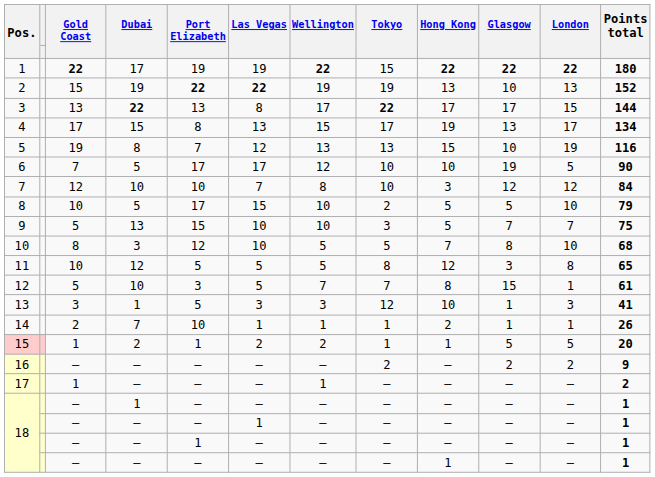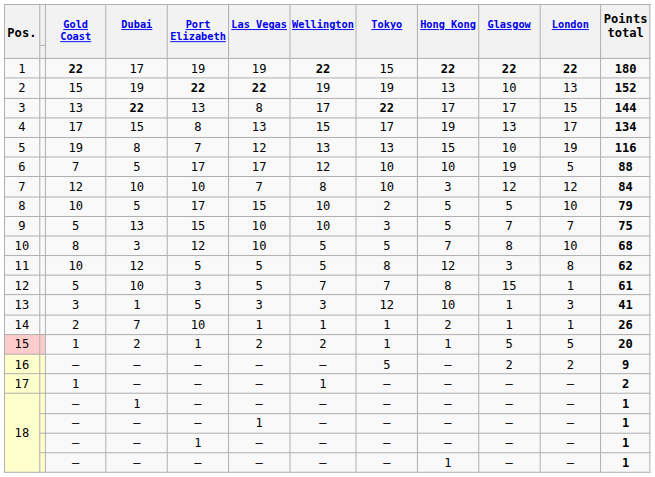(626, 167) 90 -> (626, 167) 88
(626, 265) 65 -> (626, 265) 62
(387, 364) 2 -> (387, 364) 5
